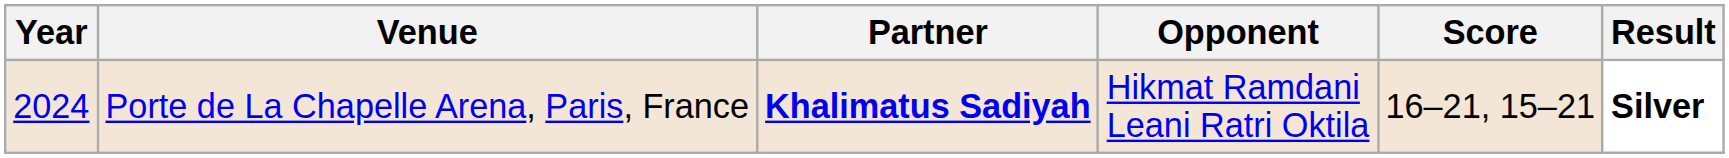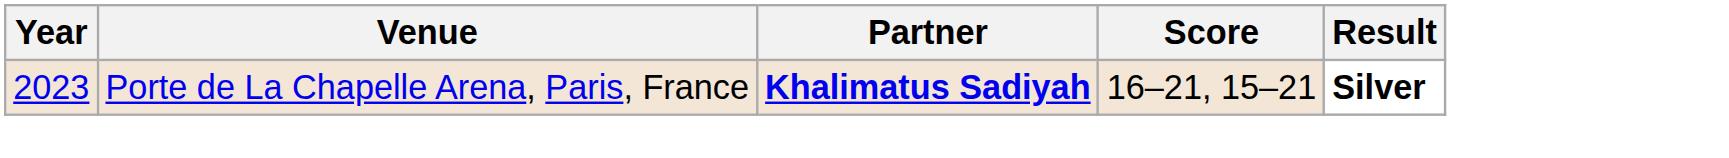- column: (1238, 33)
(51, 106) 2024 -> (51, 87) 2023
